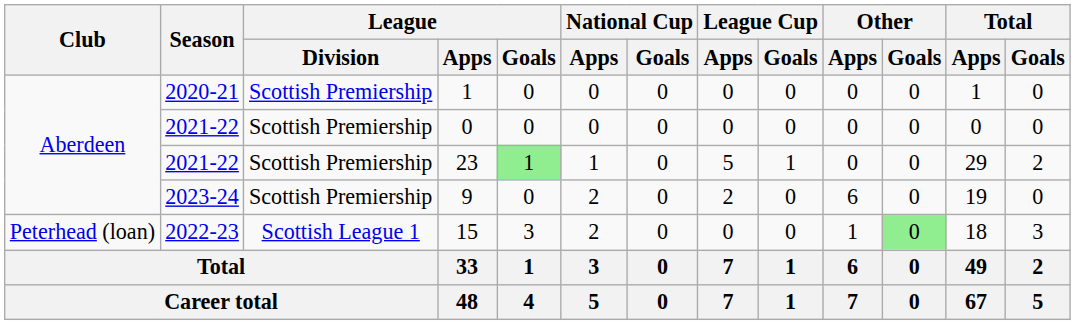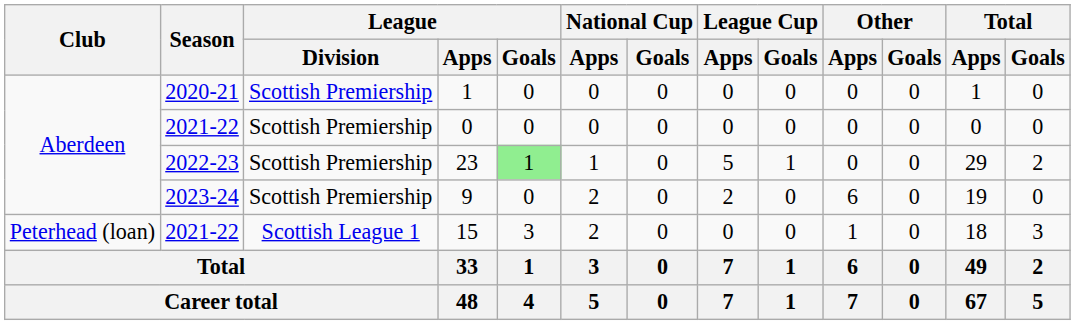(202, 162) 2021-22 -> (202, 162) 2022-23
(202, 232) 2022-23 -> (202, 232) 2021-22
(914, 232) lightgreen background -> (914, 232) no background
